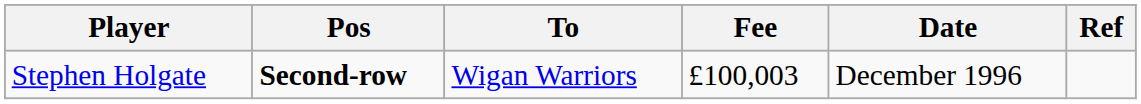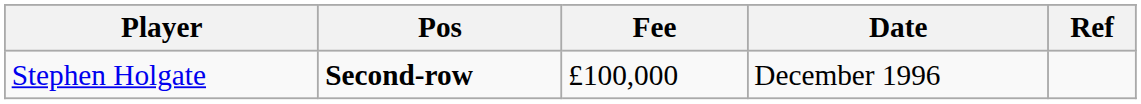- column: (563, 27)
(743, 74) £100,003 -> (623, 74) £100,000
